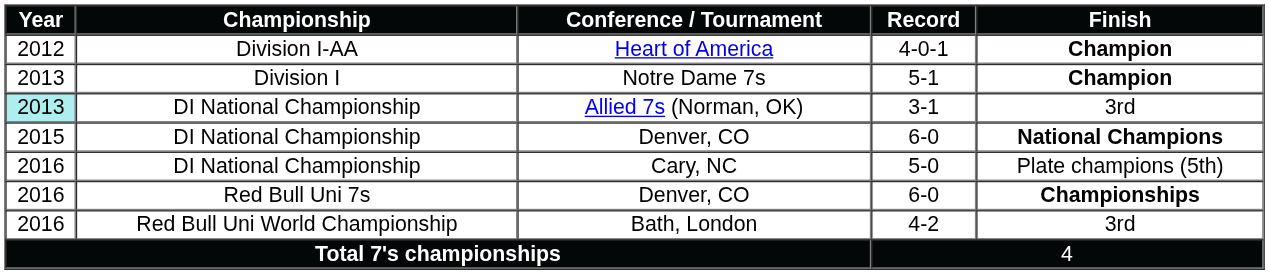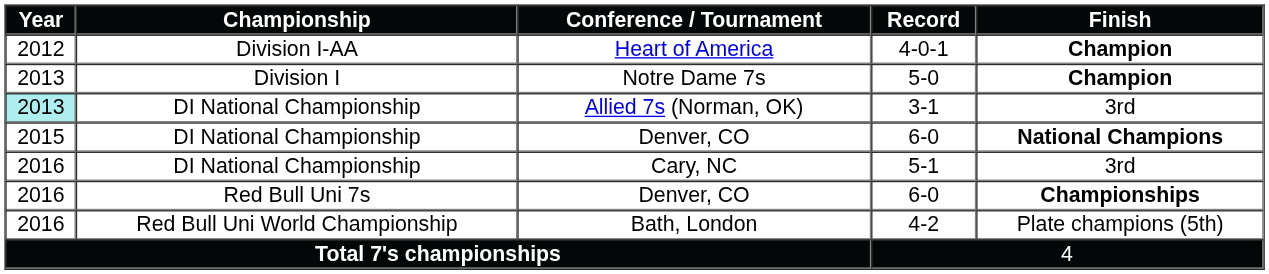(924, 78) 5-1 -> (924, 78) 5-0
(924, 166) 5-0 -> (924, 166) 5-1
(1120, 166) Plate champions (5th) -> (1120, 166) 3rd
(1120, 224) 3rd -> (1120, 224) Plate champions (5th)
